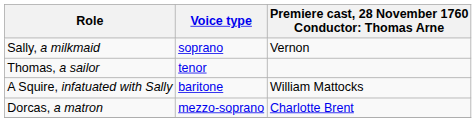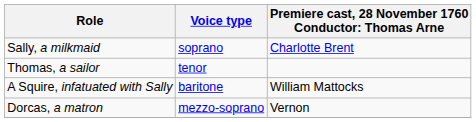(290, 48) Vernon -> (312, 48) Charlotte Brent
(312, 107) Charlotte Brent -> (290, 107) Vernon
